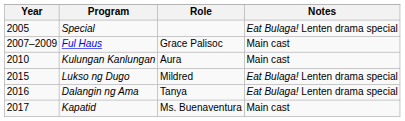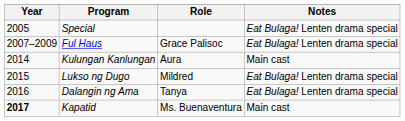(268, 44) Main cast -> (322, 44) Eat Bulaga! Lenten drama special
(18, 60) 2010 -> (18, 60) 2014
(18, 108) normal -> (18, 108) bold
